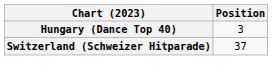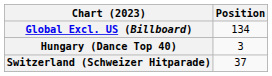+ row: (109, 30)
